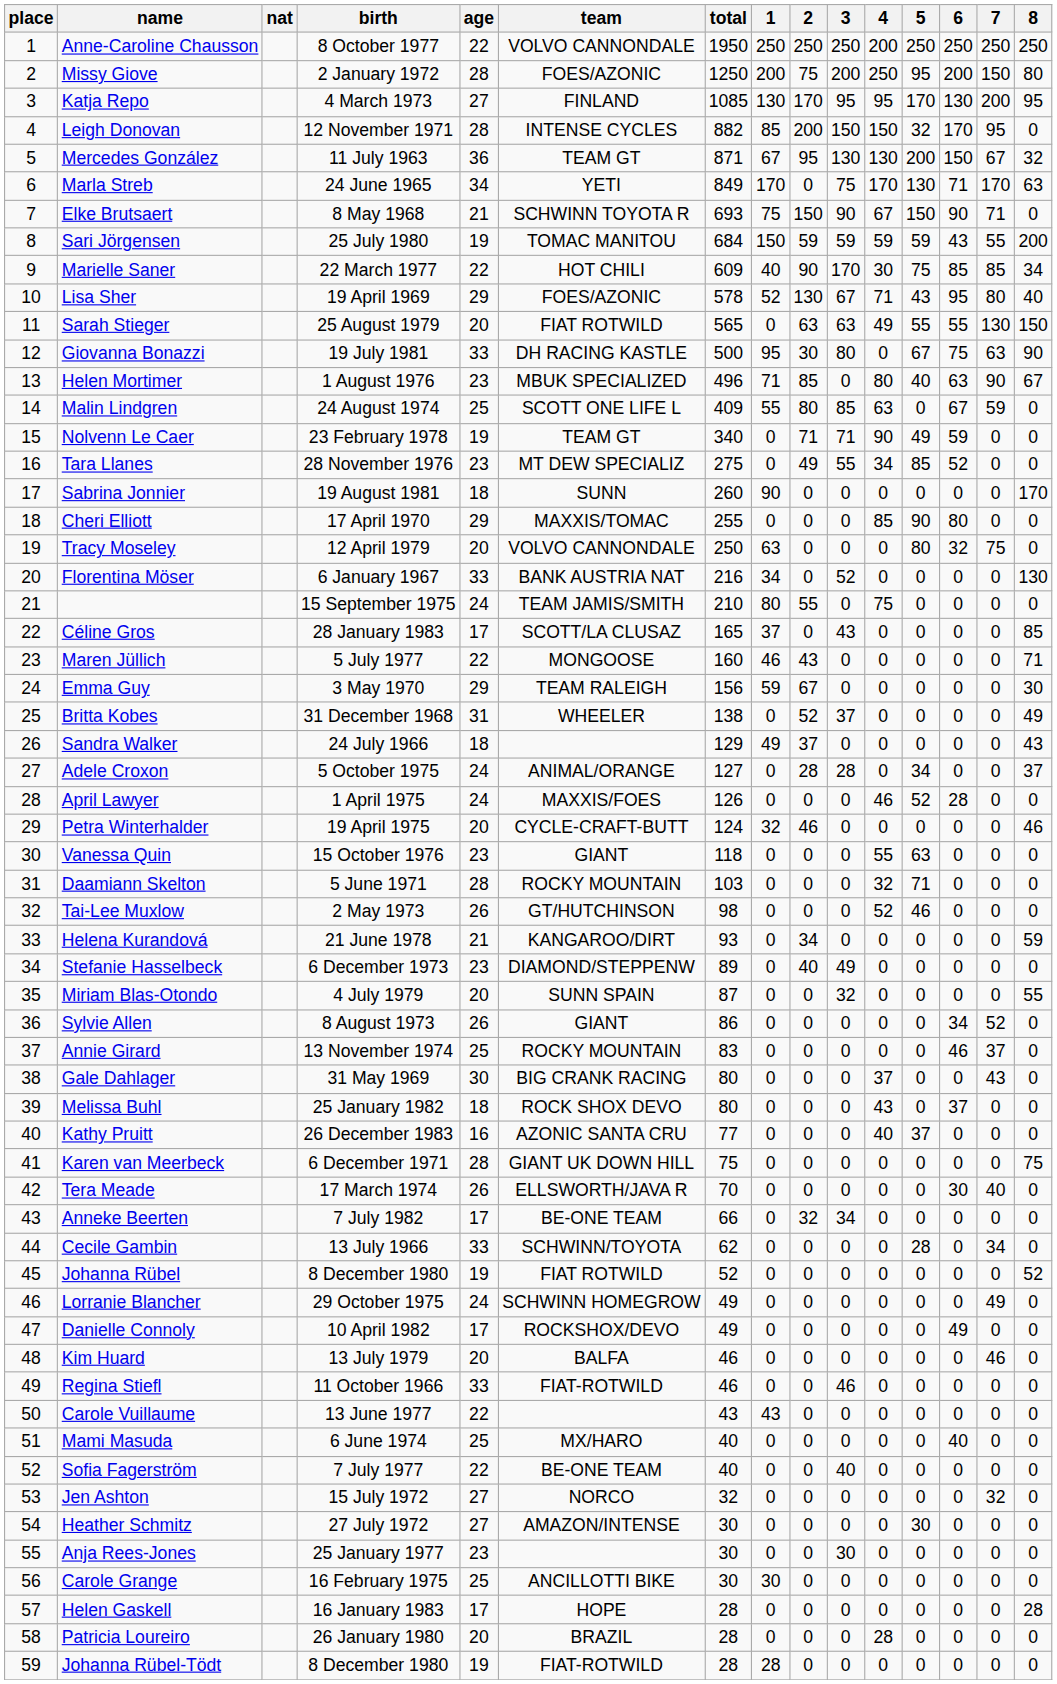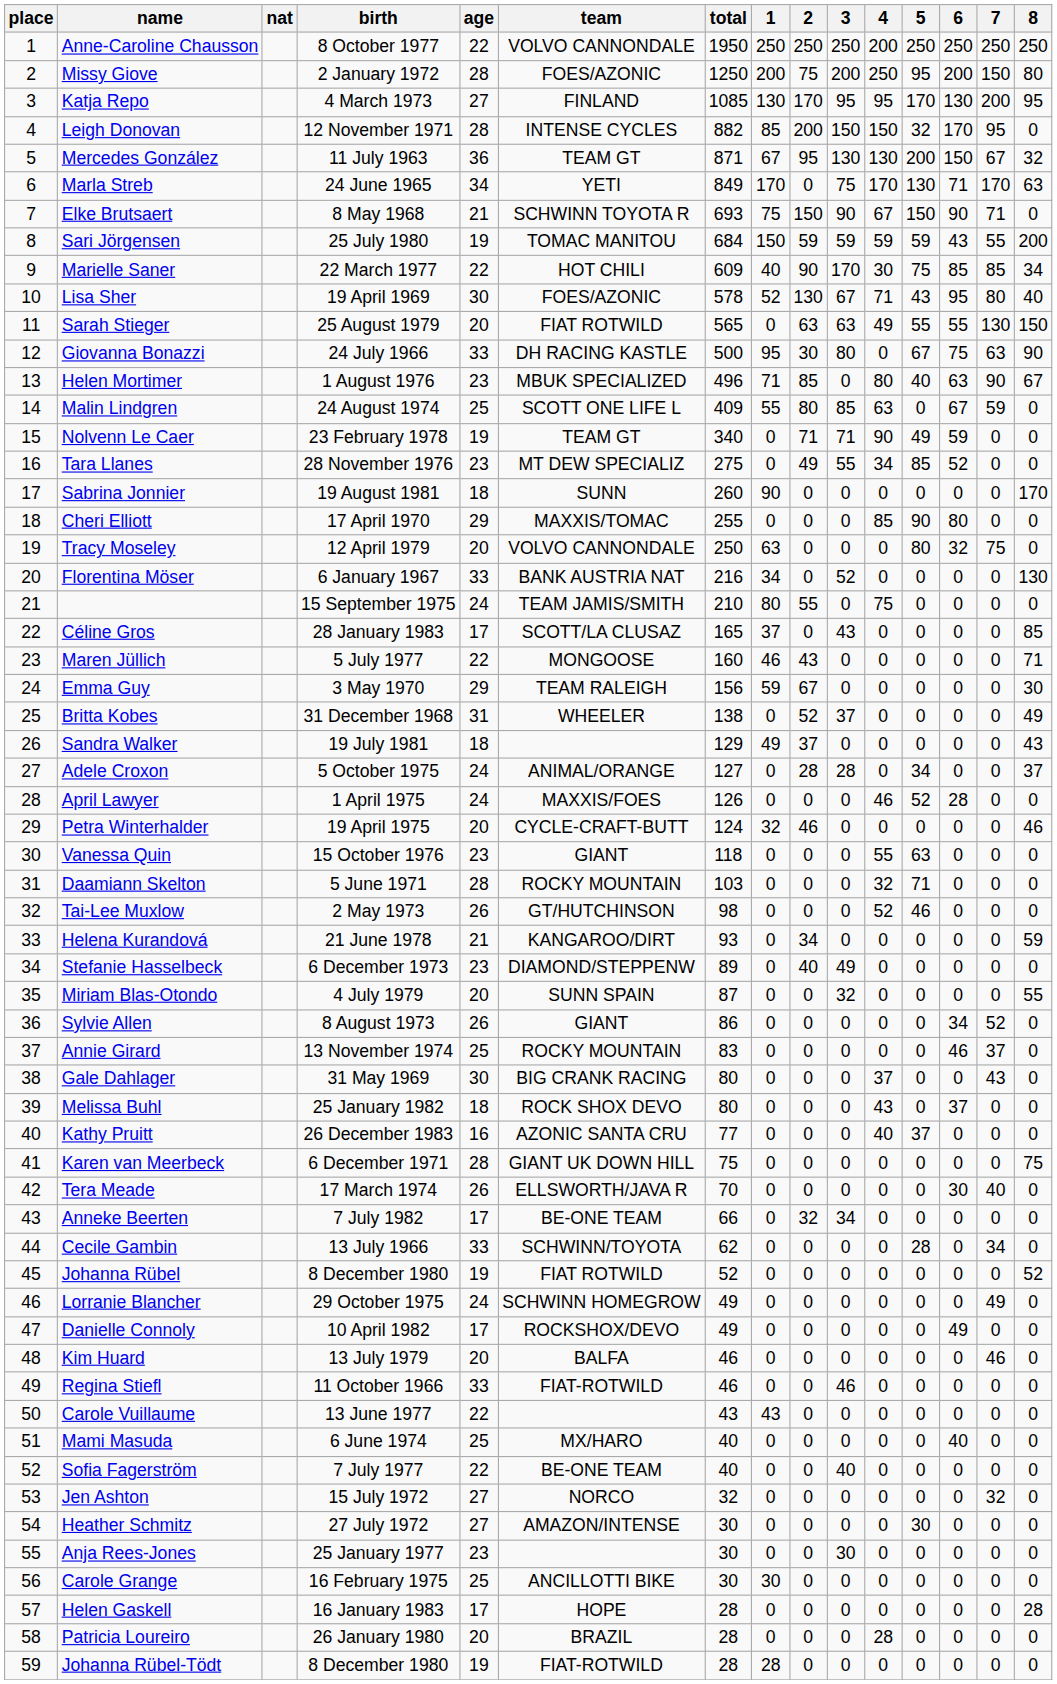(479, 297) 29 -> (479, 297) 30
(378, 353) 19 July 1981 -> (378, 353) 24 July 1966
(378, 744) 24 July 1966 -> (378, 744) 19 July 1981
